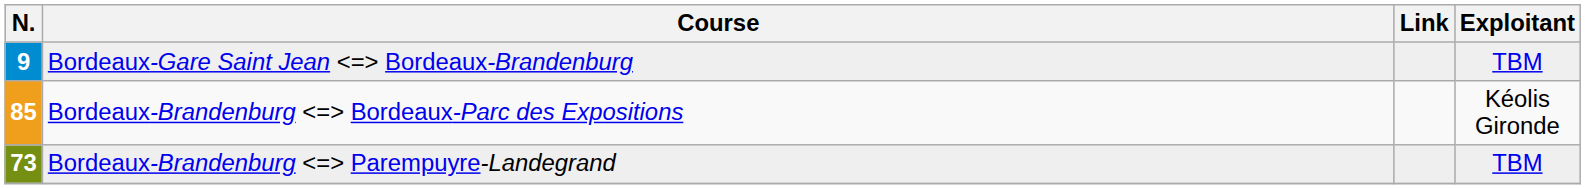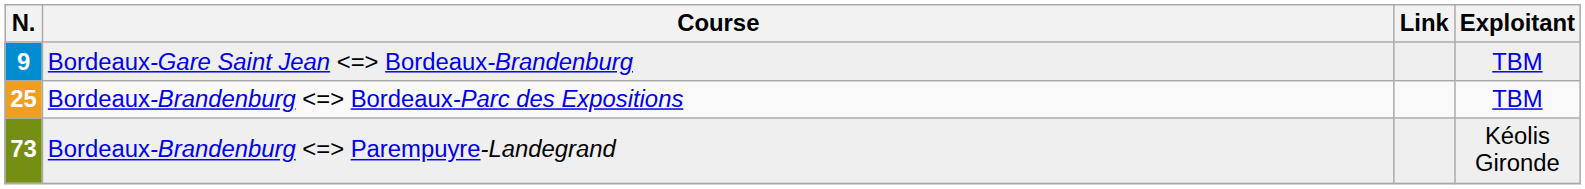(24, 112) 85 -> (24, 99) 25
(1517, 112) Kéolis Gironde -> (1517, 99) TBM
(1517, 163) TBM -> (1517, 150) Kéolis Gironde
